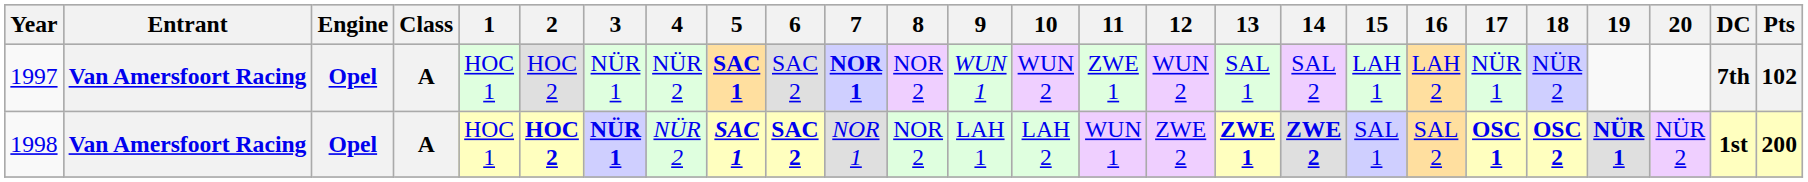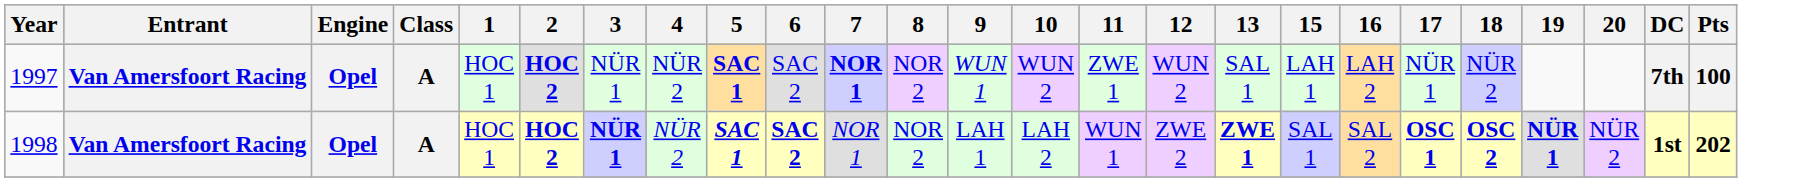- column: (1314, 24)
(552, 77) normal -> (552, 77) bold
(1779, 77) 102 -> (1713, 77) 100
(1779, 144) 200 -> (1713, 144) 202
